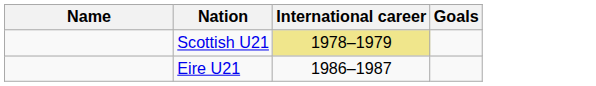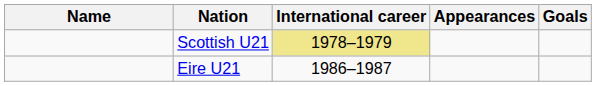+ column: (485, 17)
